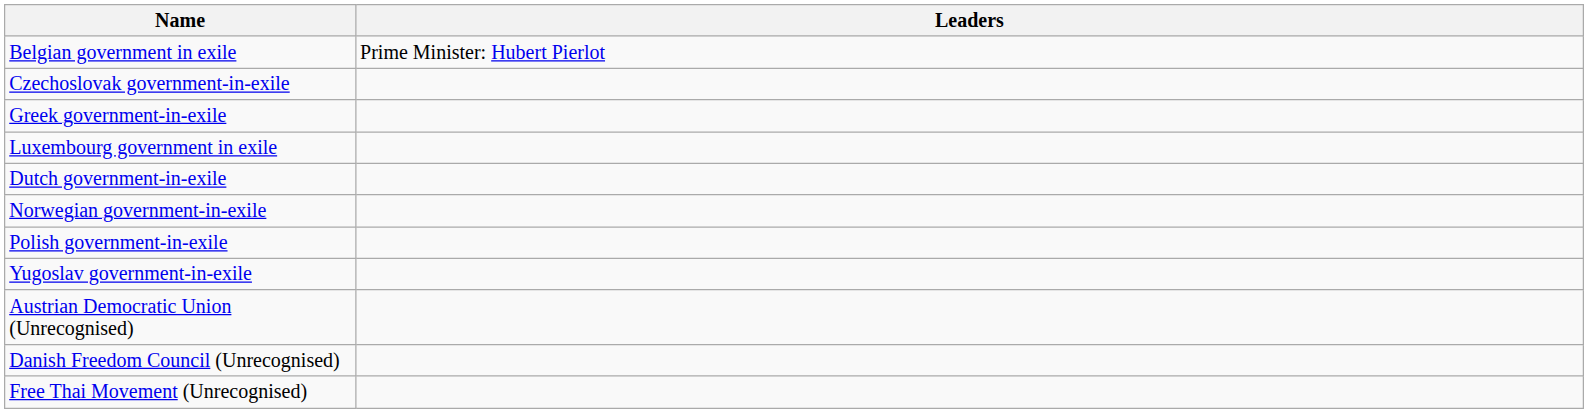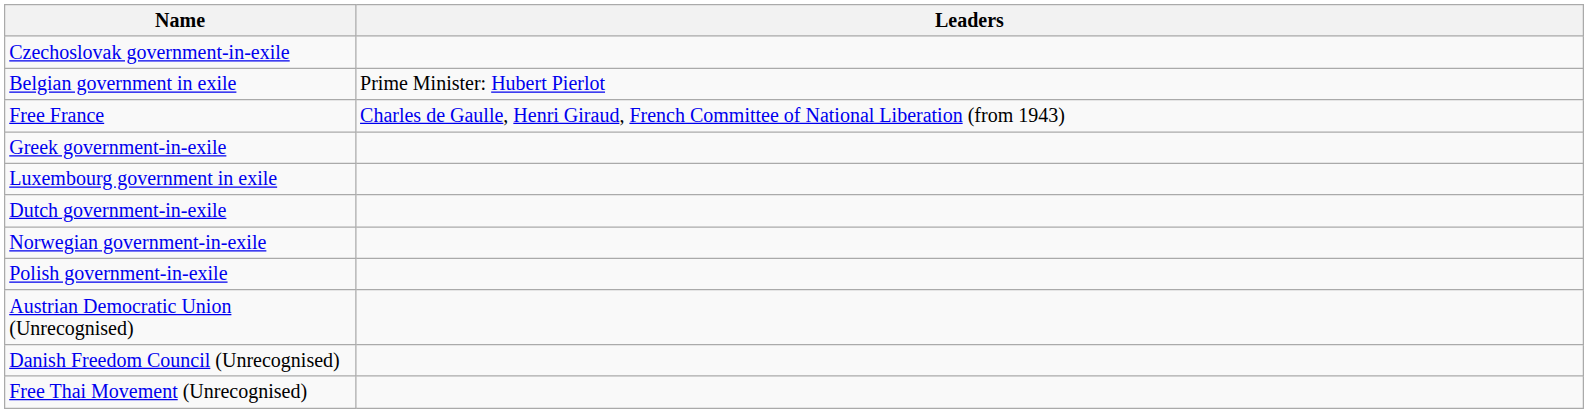rows swapped: (123, 52) <-> (149, 83)
+ row: (57, 115)
- row: (131, 274)
